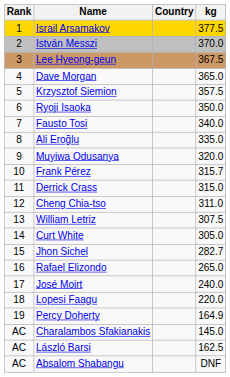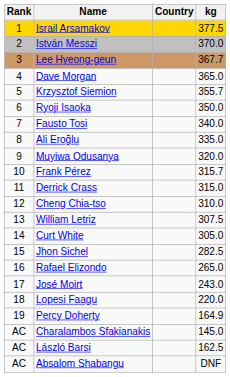(211, 60) 367.5 -> (211, 60) 367.7
(211, 92) 357.5 -> (211, 92) 355.7
(211, 204) 311.0 -> (211, 204) 310.0
(211, 252) 282.7 -> (211, 252) 282.5
(211, 284) 240.0 -> (211, 284) 243.0
